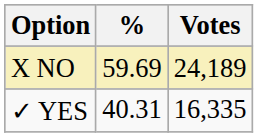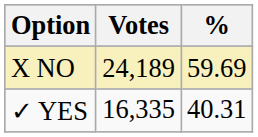columns swapped: (210, 25) <-> (132, 25)
